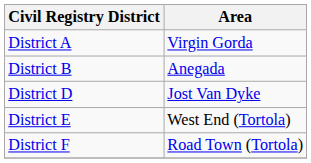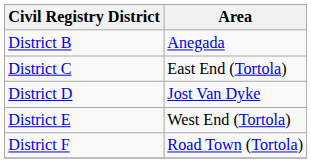- row: (40, 42)
+ row: (40, 68)
